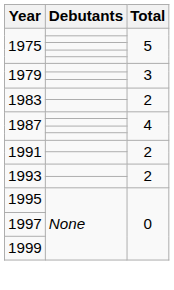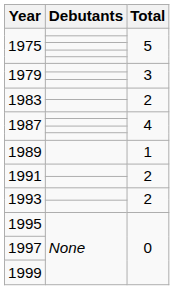+ row: (25, 151)
